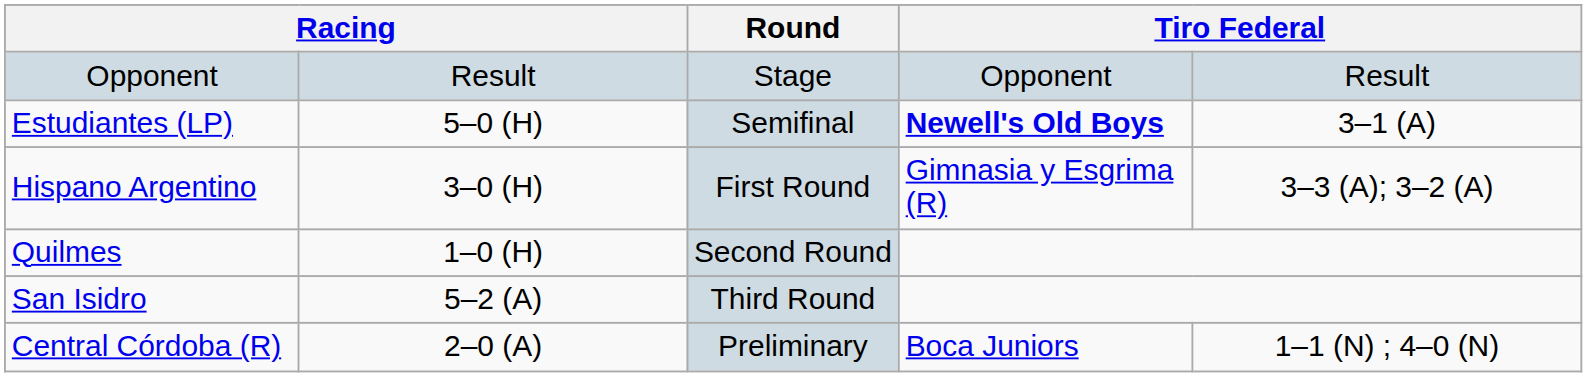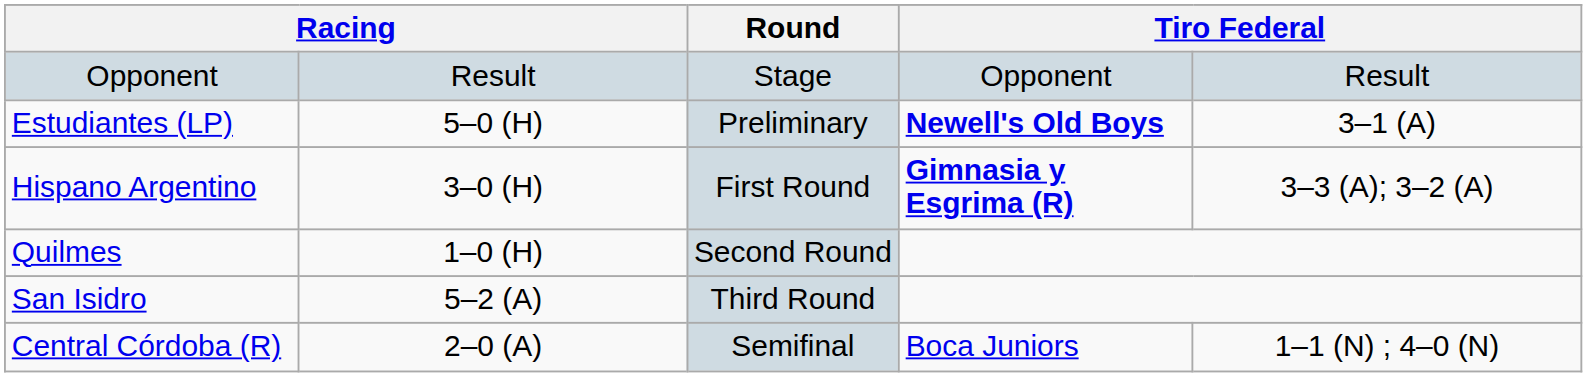(793, 123) Semifinal -> (793, 123) Preliminary
(1040, 187) normal -> (990, 187) bold
(793, 346) Preliminary -> (793, 346) Semifinal
